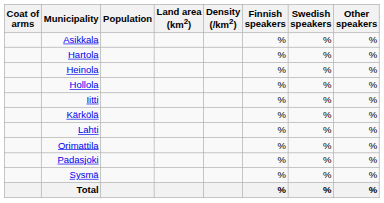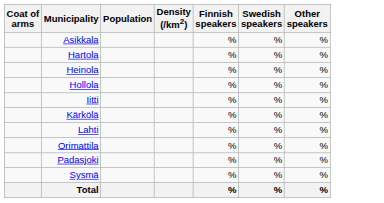- column: (179, 19)
